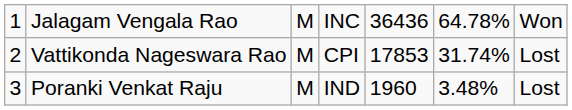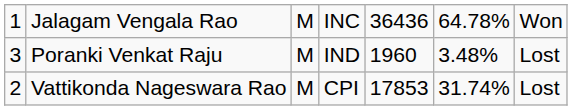rows swapped: (159, 54) <-> (127, 88)
